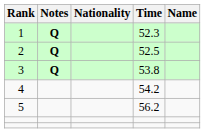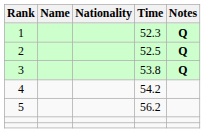columns swapped: (182, 13) <-> (54, 13)
